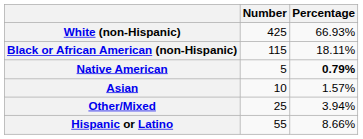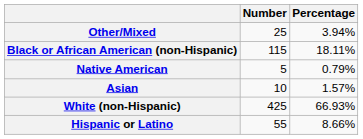rows swapped: (122, 32) <-> (122, 106)
(339, 69) bold -> (339, 69) normal
